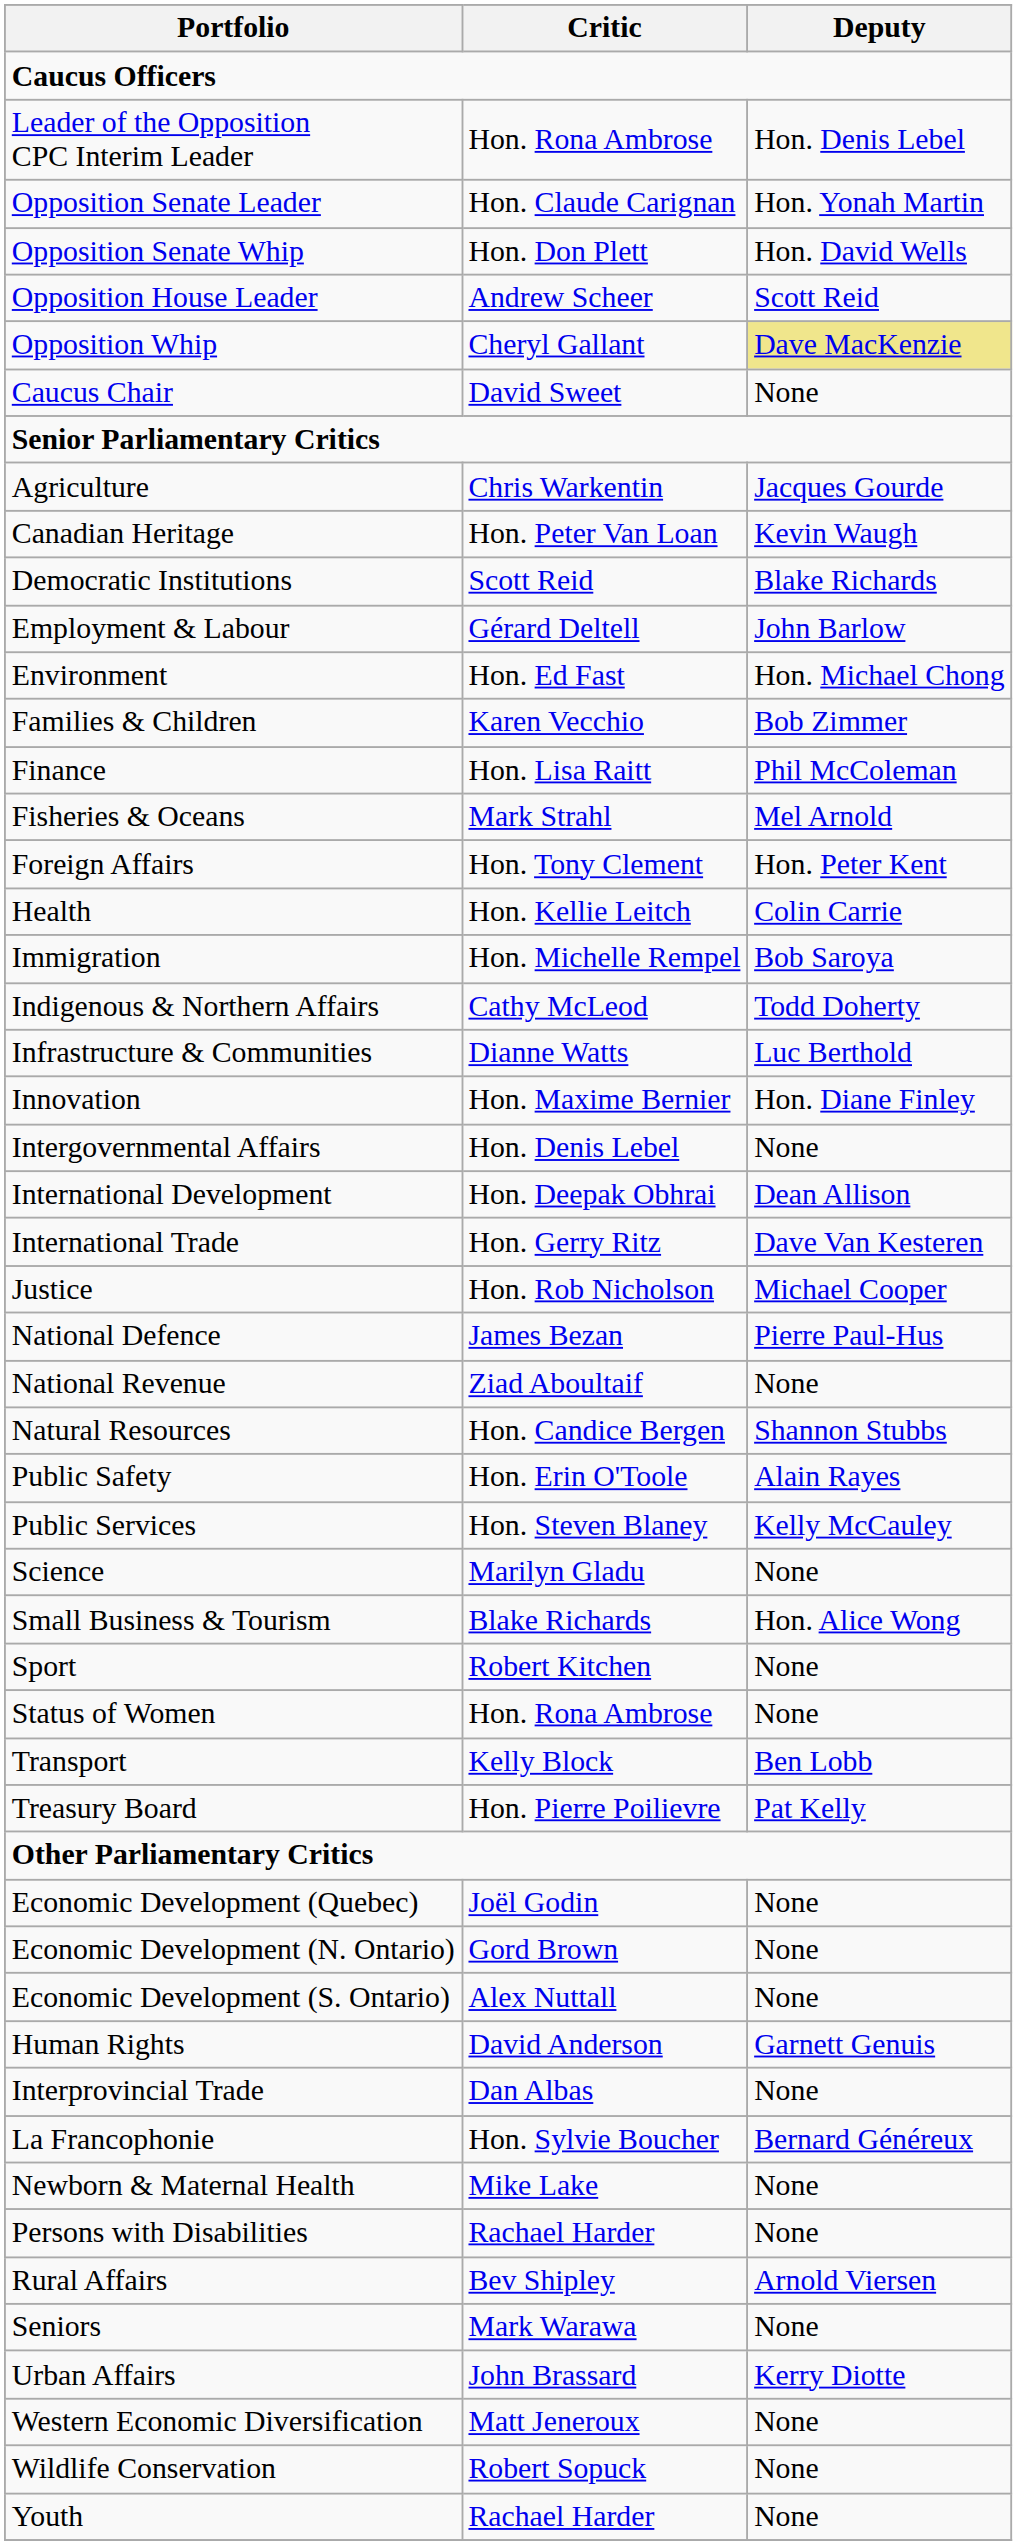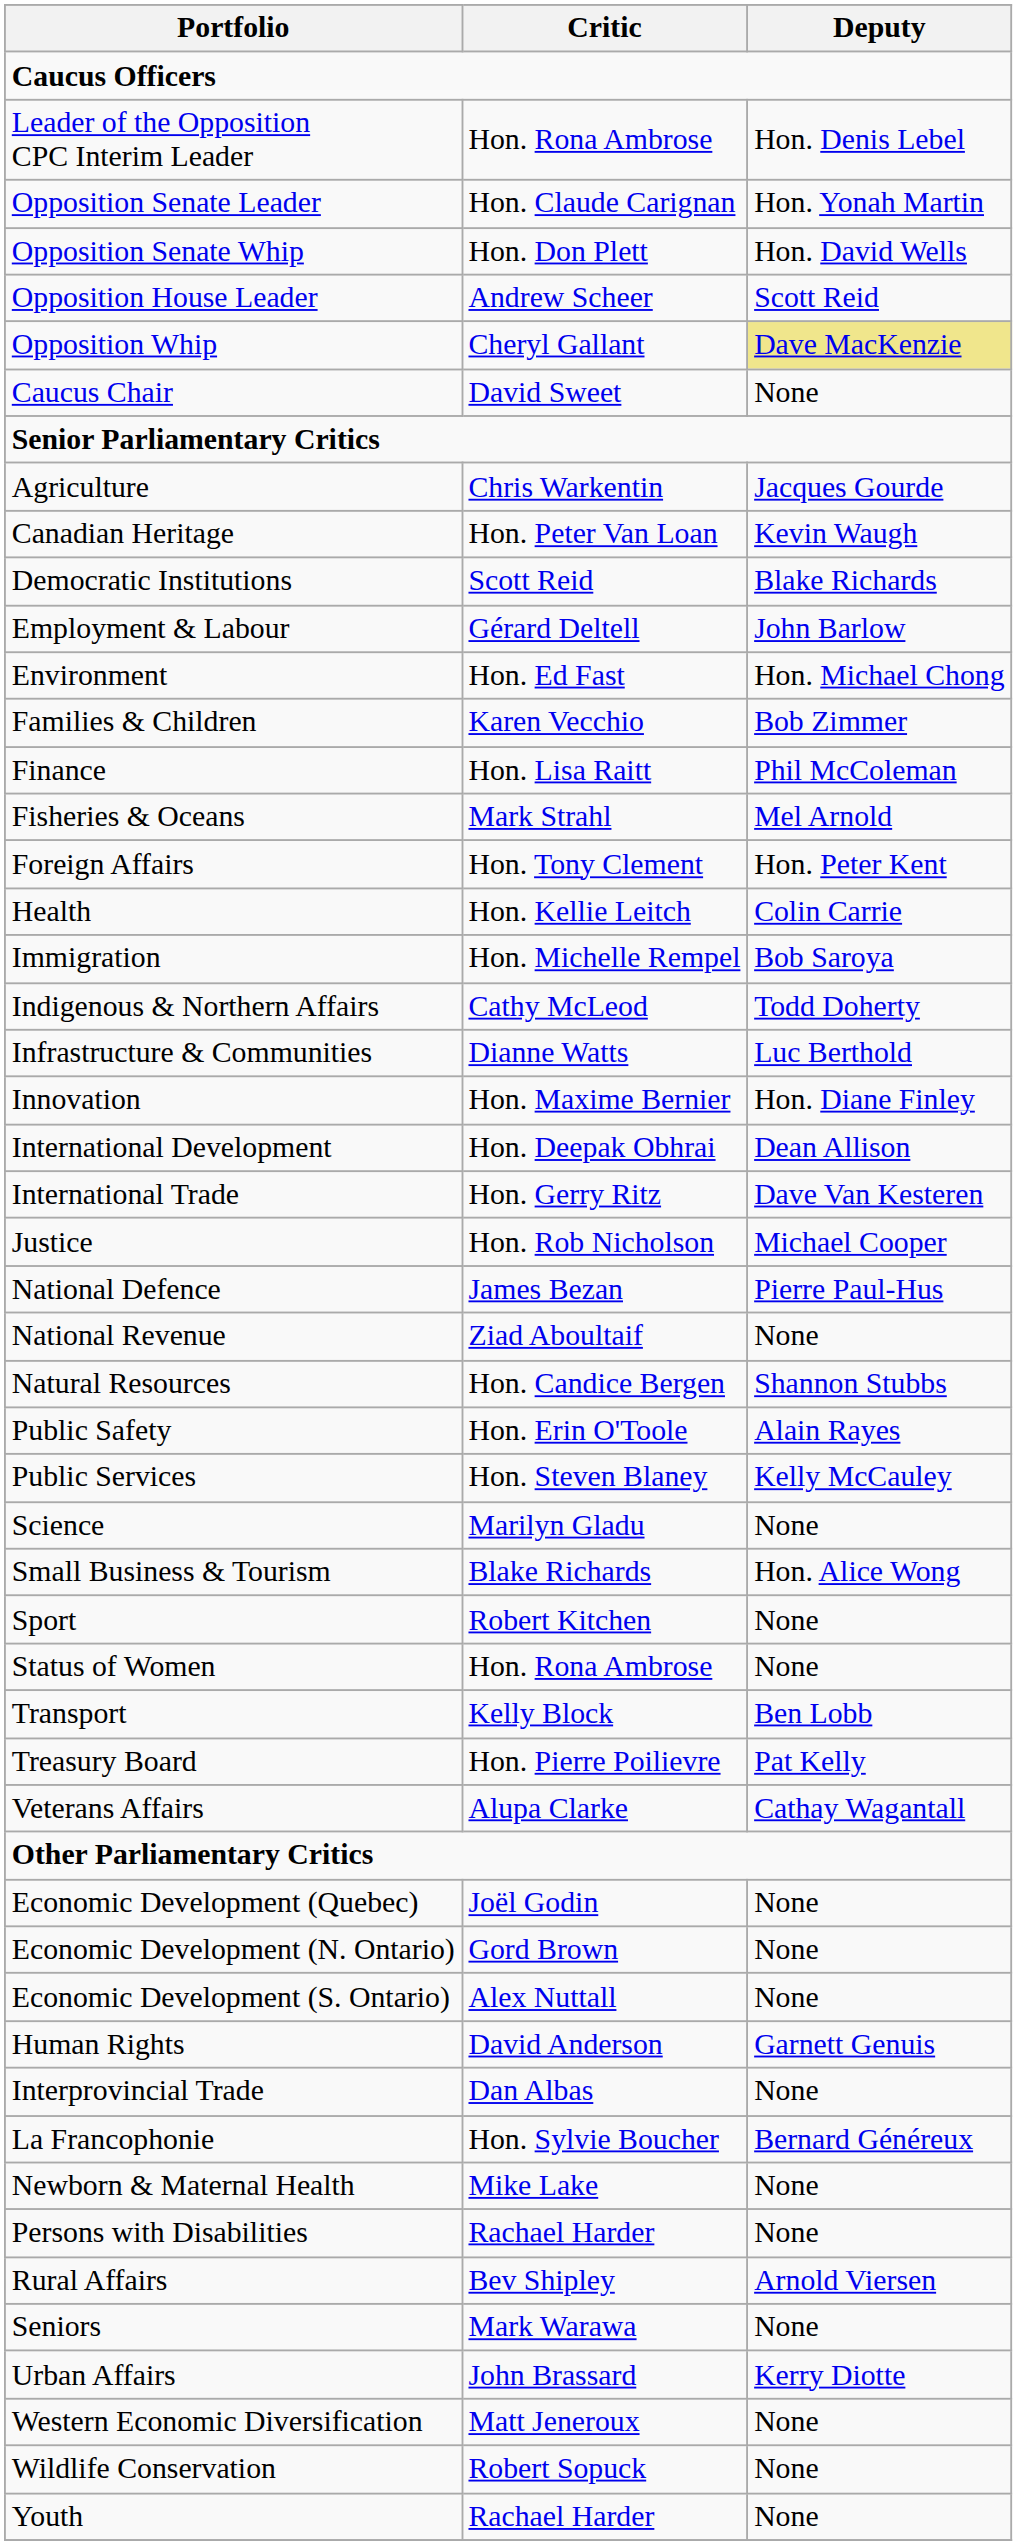- row: (166, 1147)
+ row: (108, 1807)
